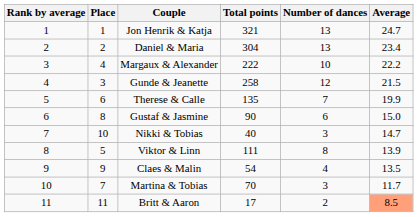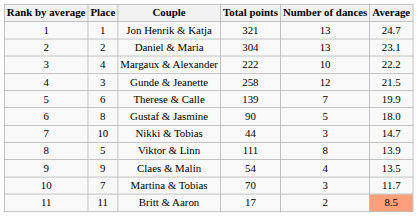(391, 47) 23.4 -> (391, 47) 23.1
(250, 99) 135 -> (250, 99) 139
(325, 116) 6 -> (325, 116) 5
(391, 116) 15.0 -> (391, 116) 18.0
(250, 133) 40 -> (250, 133) 44
